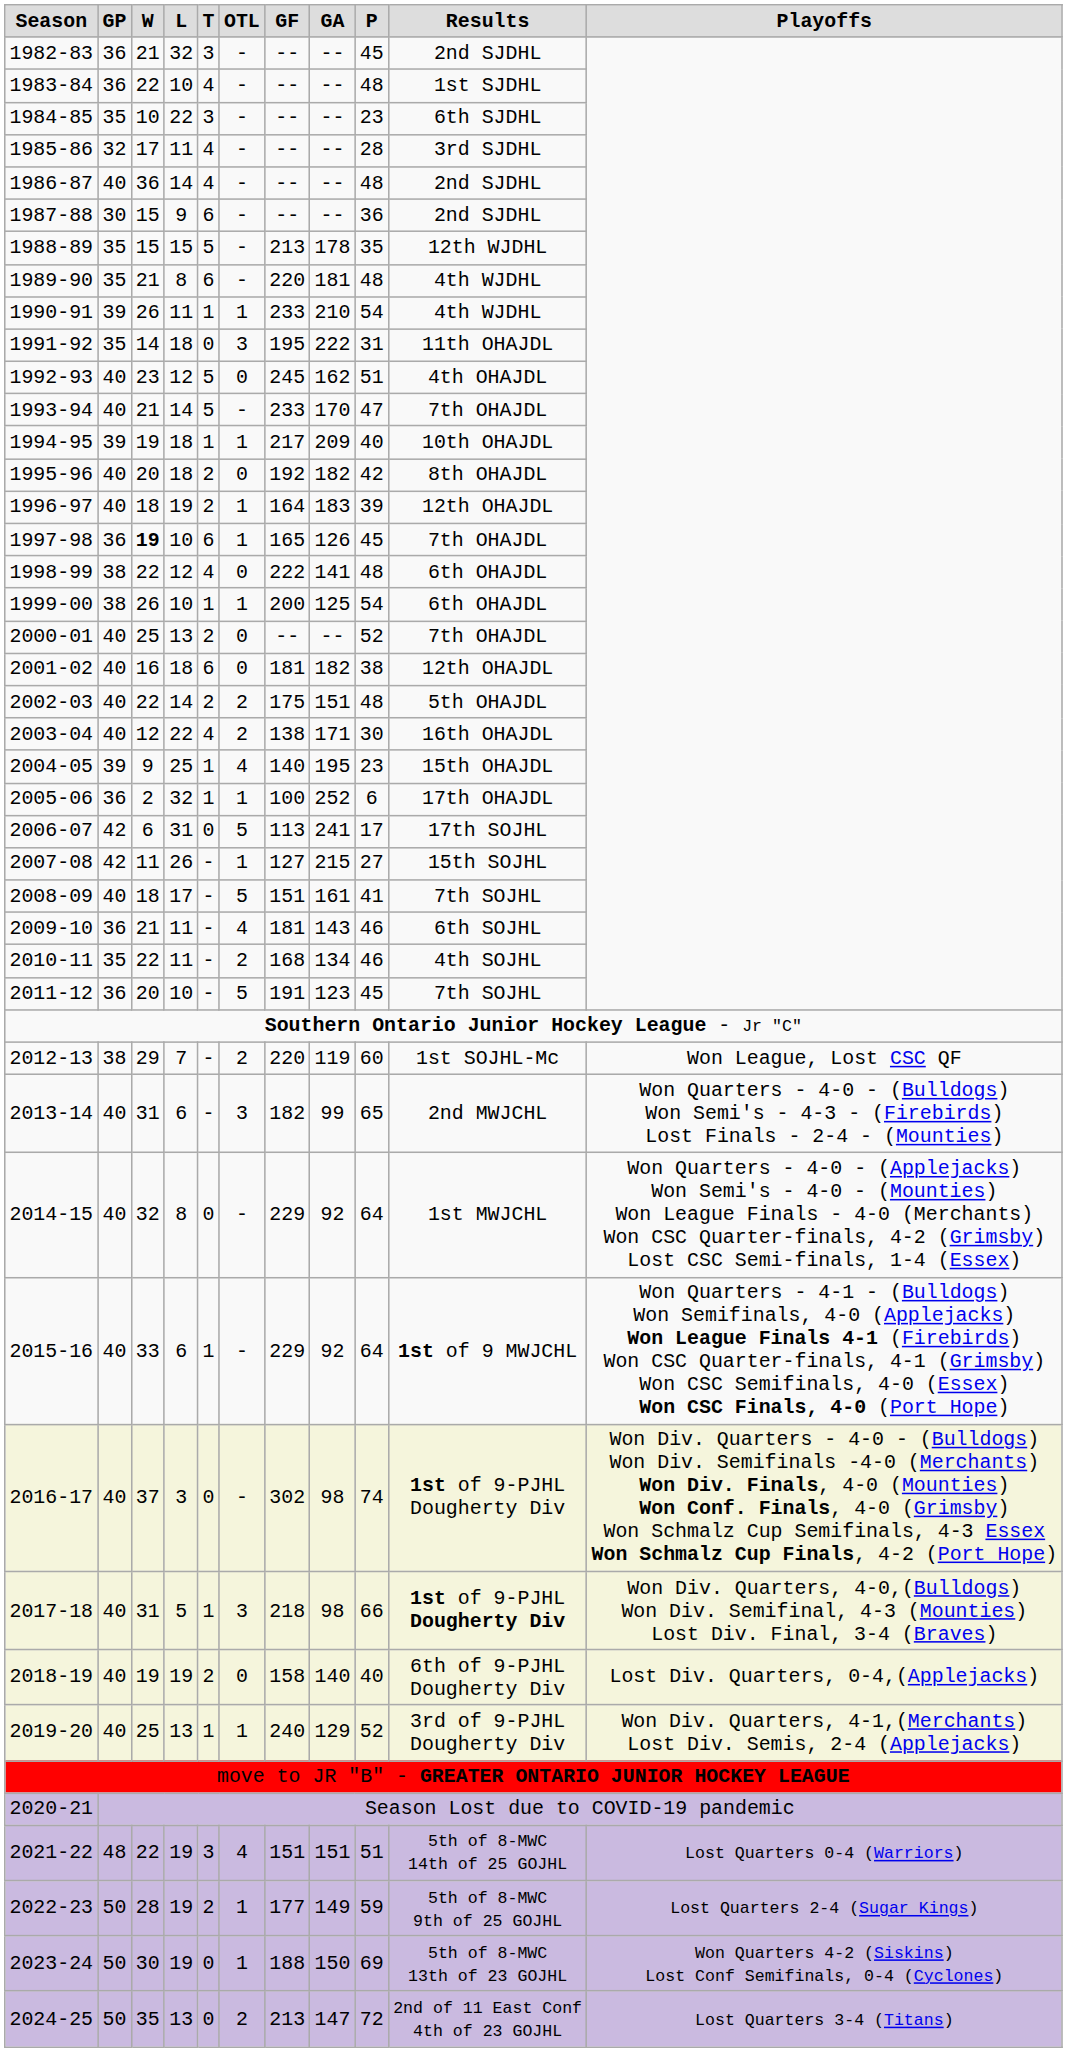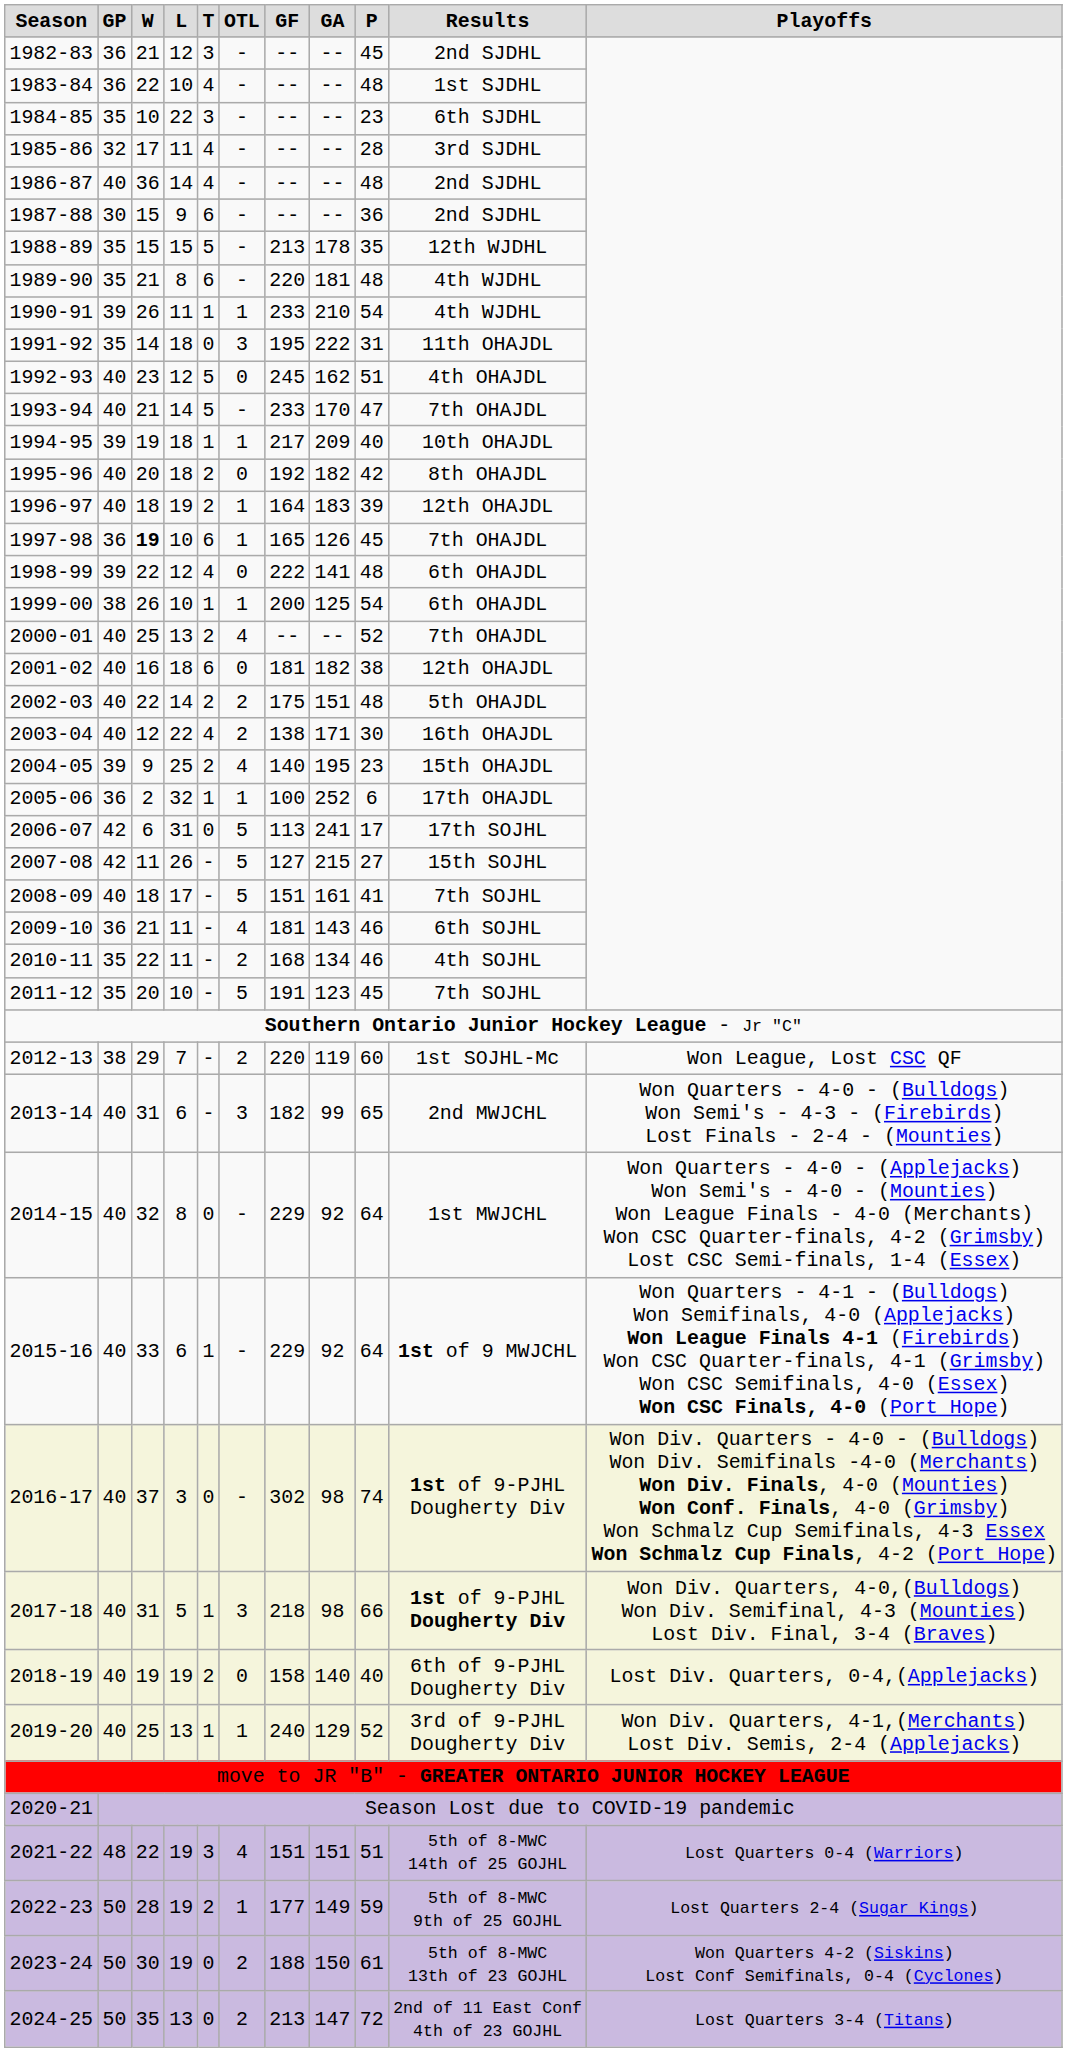(181, 53) 32 -> (181, 53) 12
(114, 572) 38 -> (114, 572) 39
(242, 637) 0 -> (242, 637) 4
(209, 767) 1 -> (209, 767) 2
(242, 864) 1 -> (242, 864) 5
(114, 993) 36 -> (114, 993) 35
(242, 1964) 1 -> (242, 1964) 2
(372, 1964) 69 -> (372, 1964) 61
